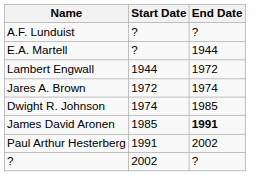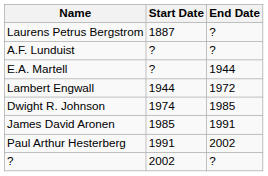+ row: (75, 32)
- row: (46, 87)
(205, 124) bold -> (222, 124) normal
